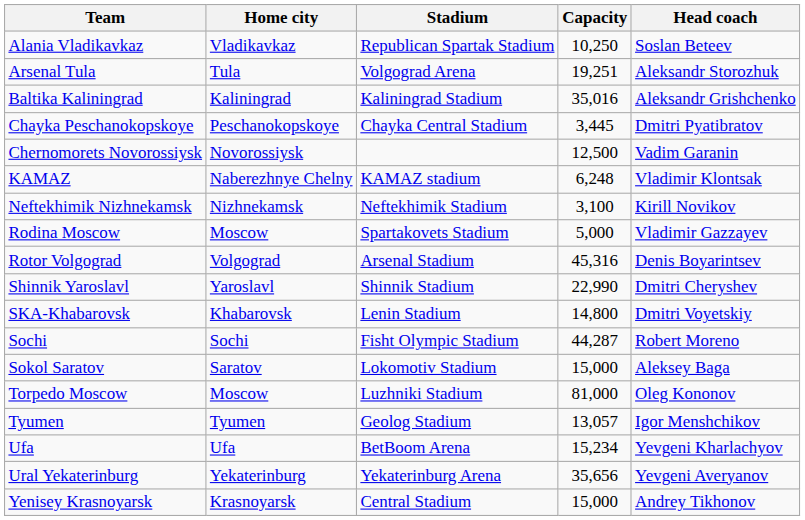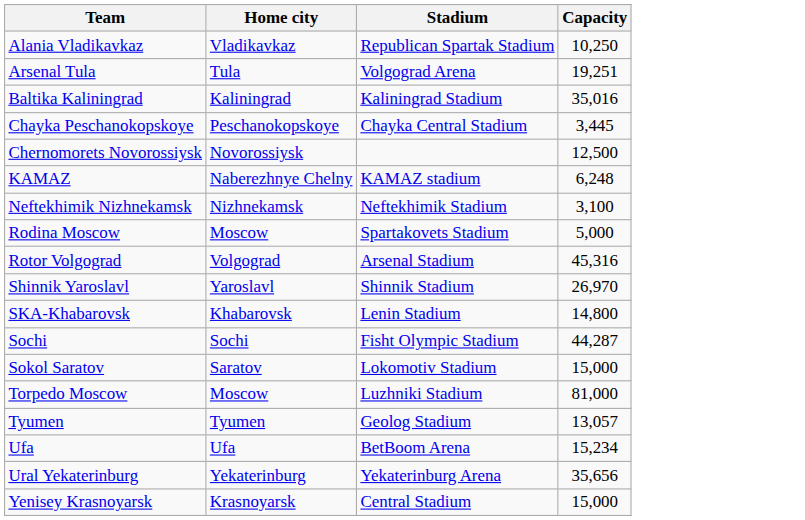- column: (715, 17)
(595, 286) 22,990 -> (595, 286) 26,970
